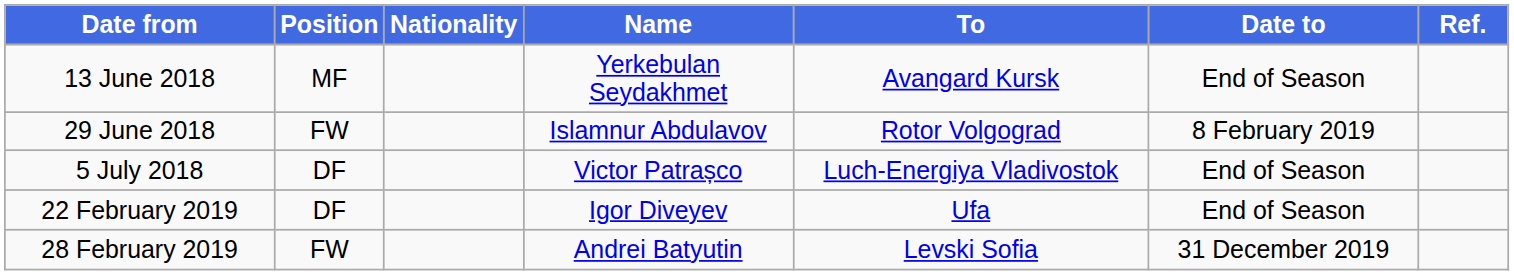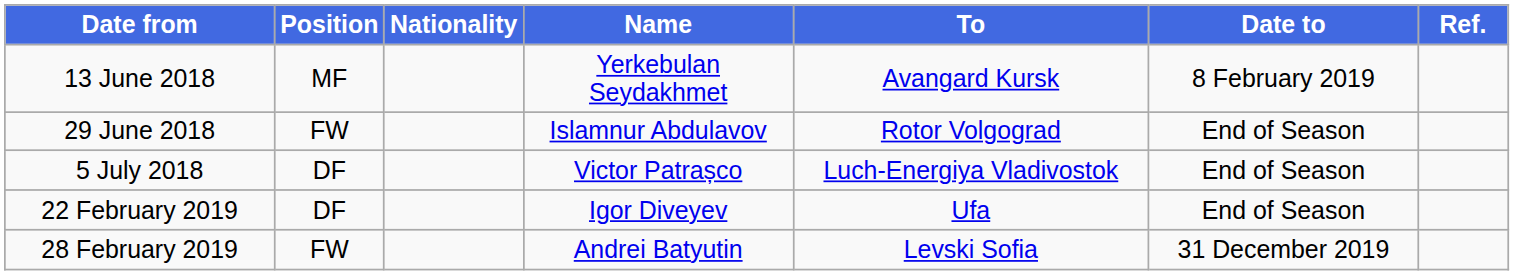(1283, 78) End of Season -> (1283, 78) 8 February 2019
(1283, 131) 8 February 2019 -> (1283, 131) End of Season
